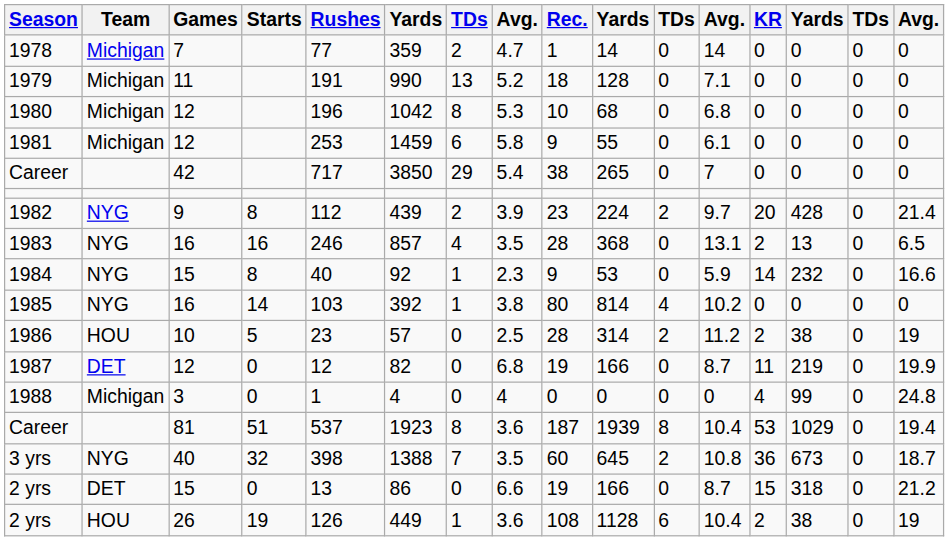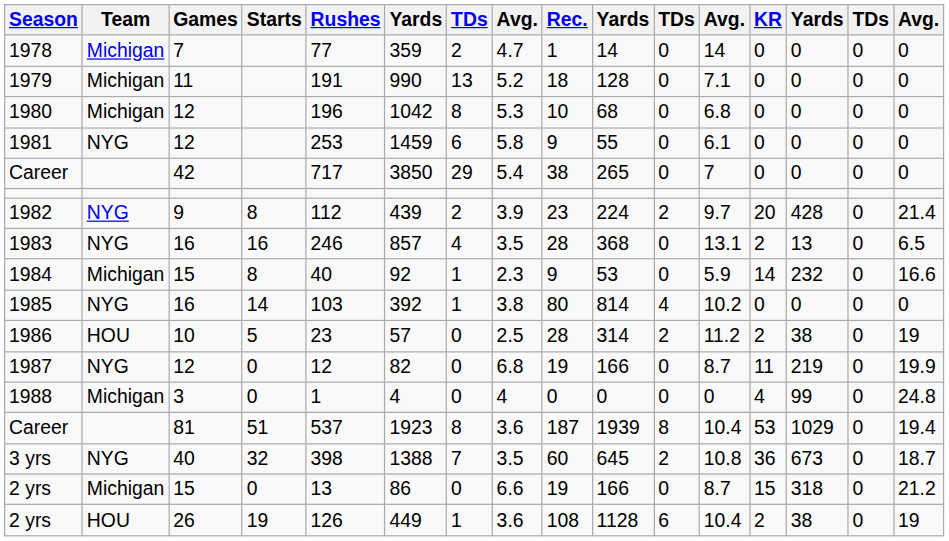(126, 142) Michigan -> (108, 142) NYG
(108, 274) NYG -> (126, 274) Michigan
(106, 366) DET -> (108, 366) NYG
(106, 489) DET -> (126, 489) Michigan
